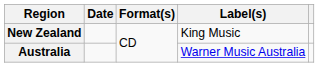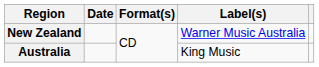(211, 33) King Music -> (243, 33) Warner Music Australia
(243, 52) Warner Music Australia -> (211, 52) King Music
